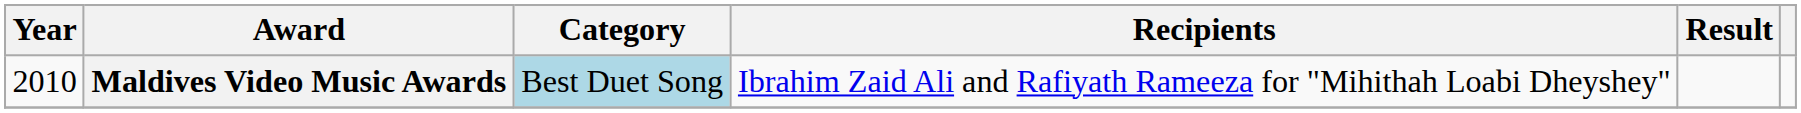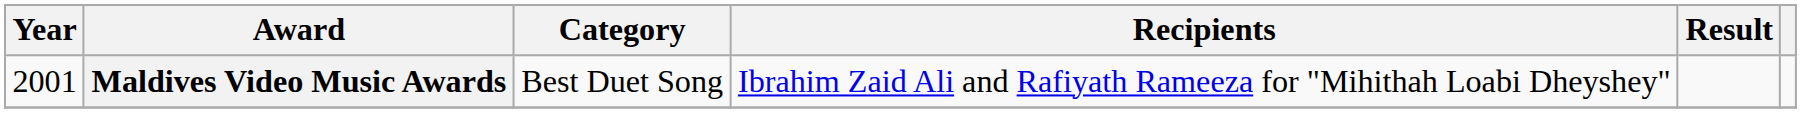(45, 81) 2010 -> (45, 81) 2001
(622, 81) lightblue background -> (622, 81) no background
